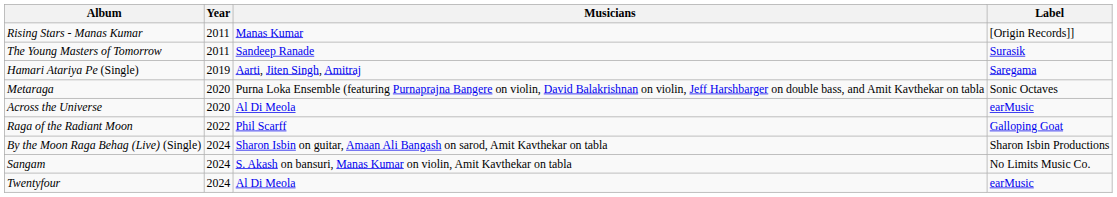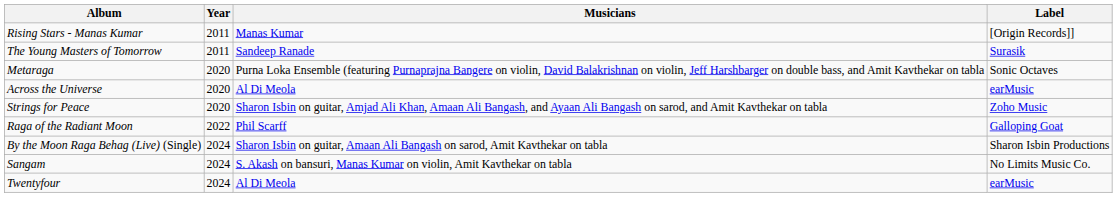- row: (73, 70)
+ row: (48, 107)
